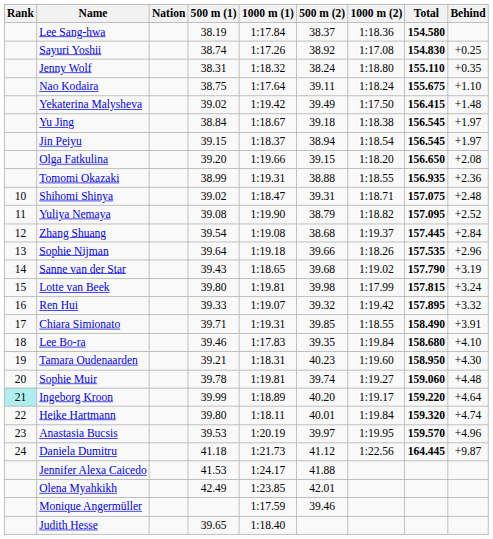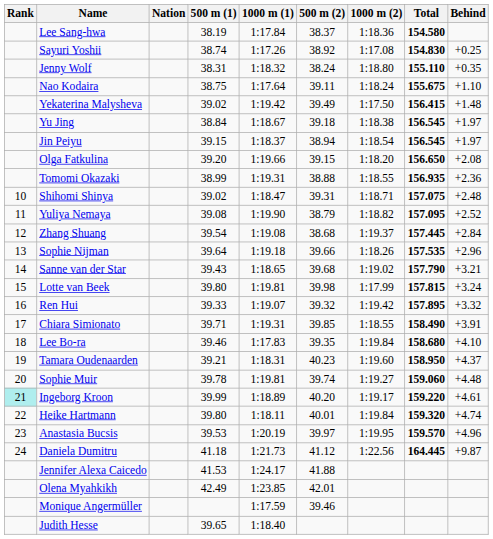(468, 269) +3.19 -> (468, 269) +3.21
(468, 360) +4.30 -> (468, 360) +4.37
(468, 397) +4.64 -> (468, 397) +4.61
